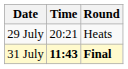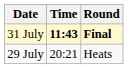rows swapped: (25, 34) <-> (25, 53)
